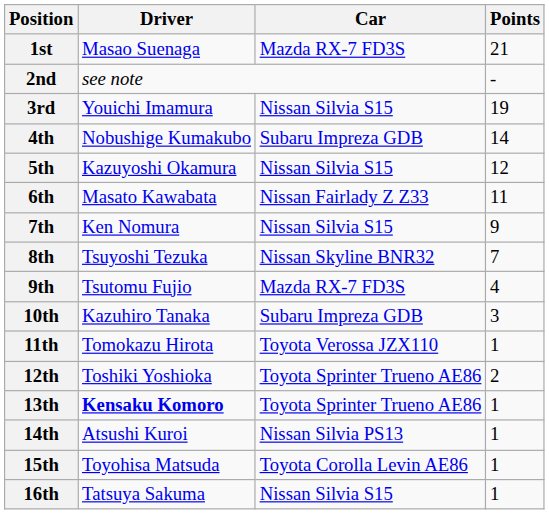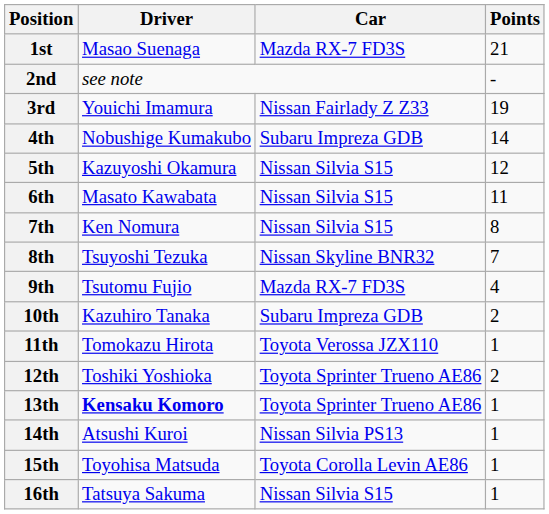(326, 108) Nissan Silvia S15 -> (344, 108) Nissan Fairlady Z Z33
(344, 197) Nissan Fairlady Z Z33 -> (326, 197) Nissan Silvia S15
(495, 227) 9 -> (495, 227) 8
(495, 316) 3 -> (495, 316) 2
